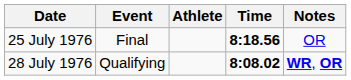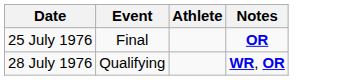- column: (255, 16)
(314, 39) normal -> (257, 39) bold
